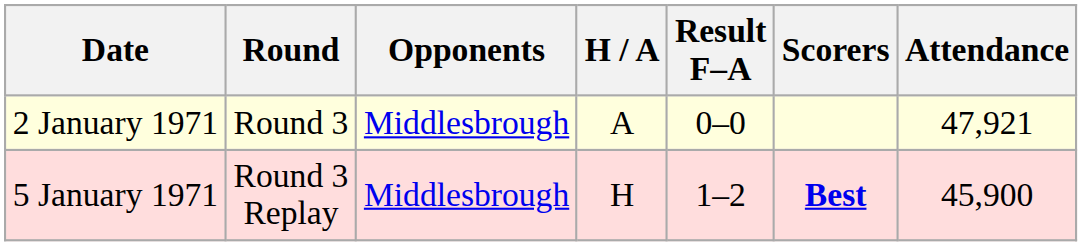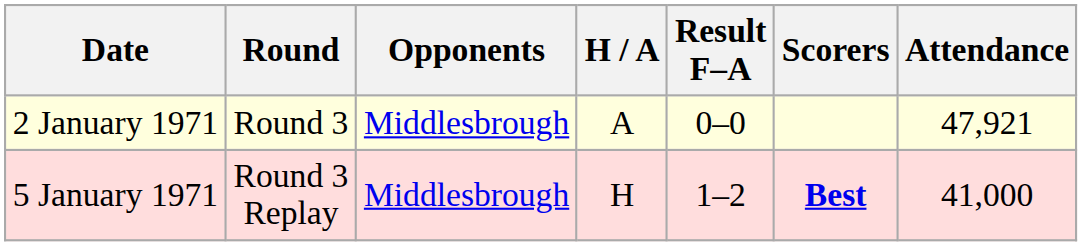(987, 194) 45,900 -> (987, 194) 41,000
